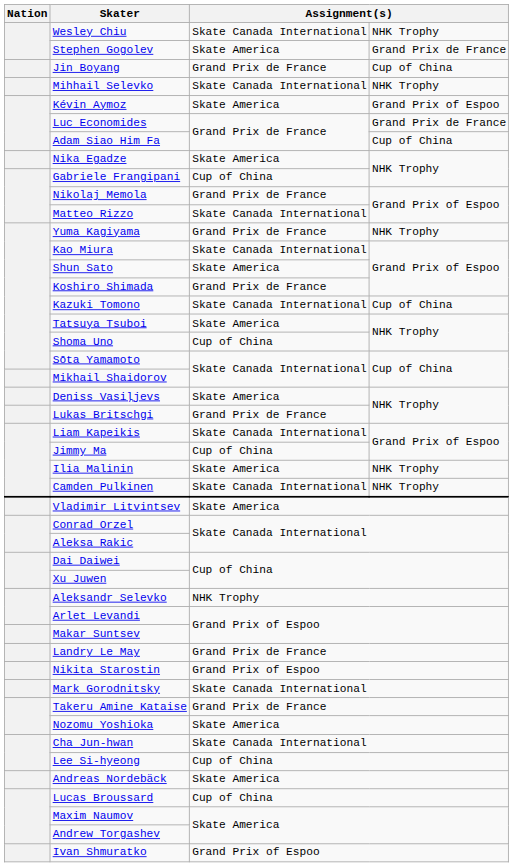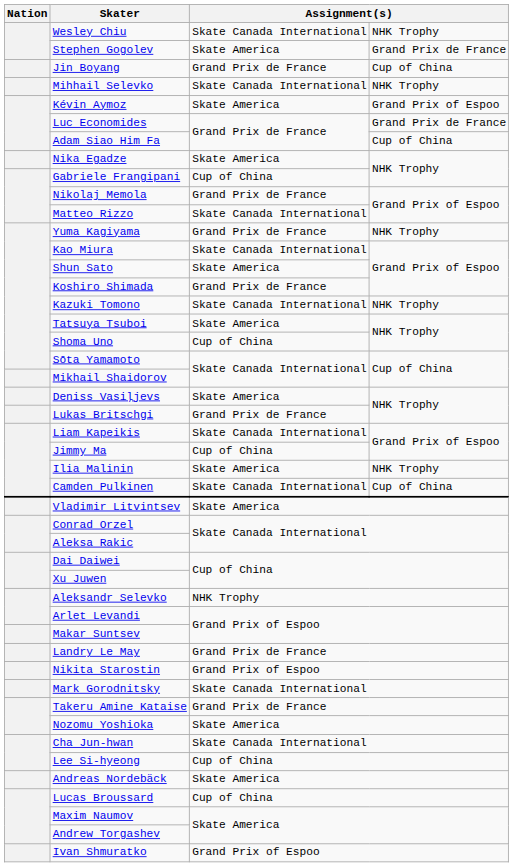(412, 305) Cup of China -> (405, 305) NHK Trophy
(405, 487) NHK Trophy -> (412, 487) Cup of China
